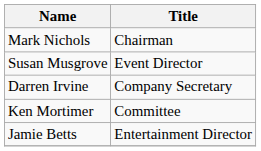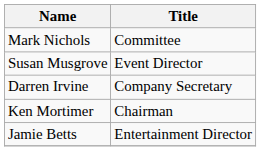(144, 39) Chairman -> (147, 39) Committee
(147, 110) Committee -> (144, 110) Chairman
